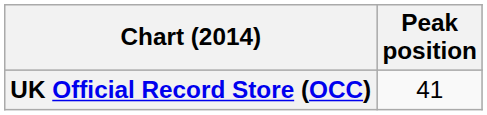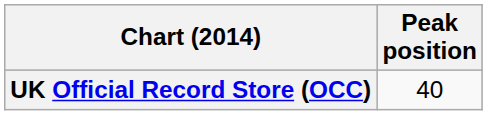(430, 89) 41 -> (430, 89) 40
